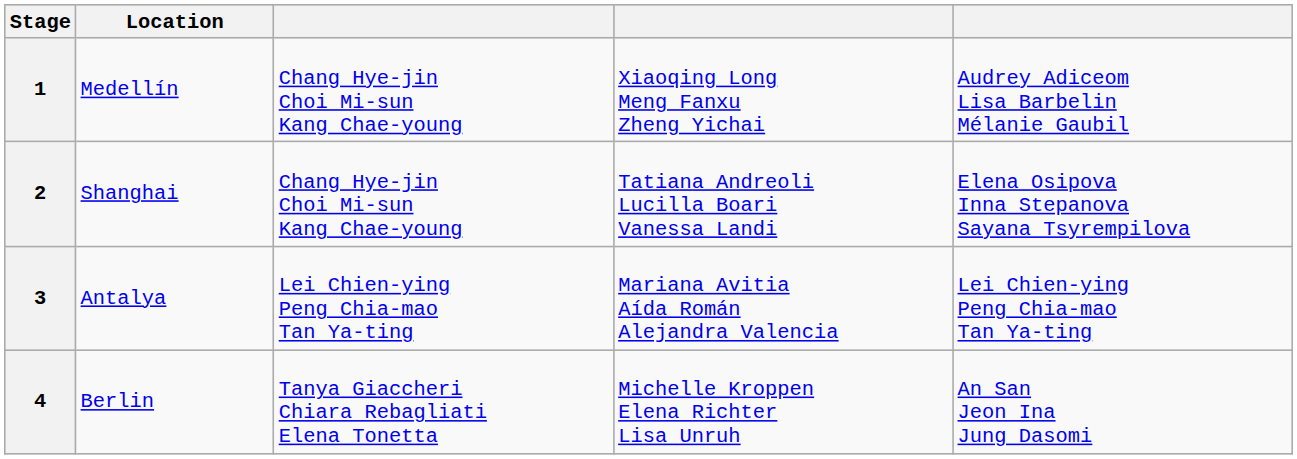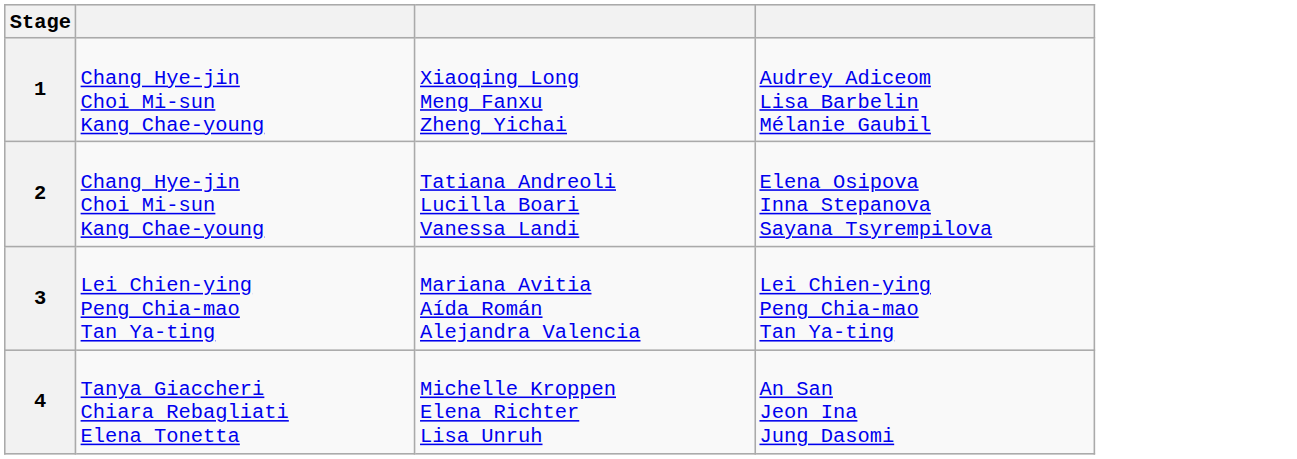- column: (175, 21)
